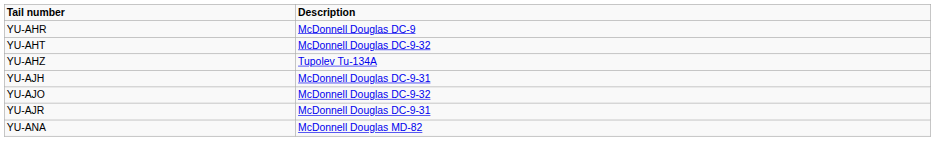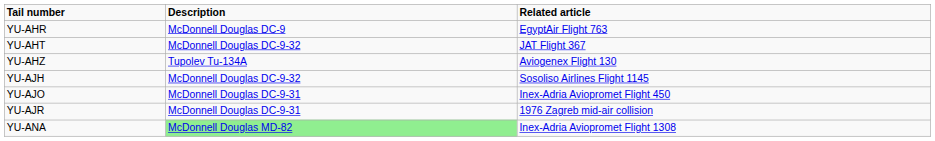+ column: (555, 12)
(364, 78) McDonnell Douglas DC-9-31 -> (234, 78) McDonnell Douglas DC-9-32
(364, 95) McDonnell Douglas DC-9-32 -> (234, 95) McDonnell Douglas DC-9-31
(360, 128) no background -> (230, 128) lightgreen background
